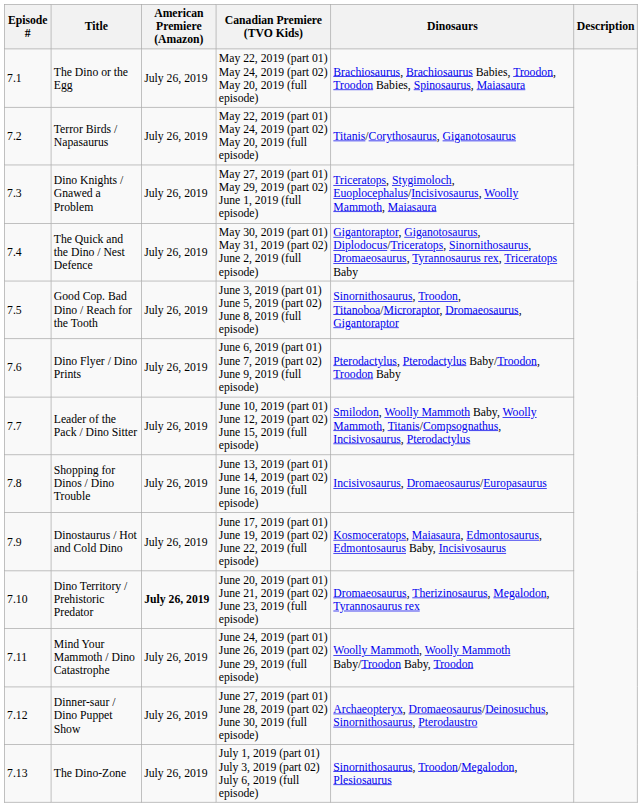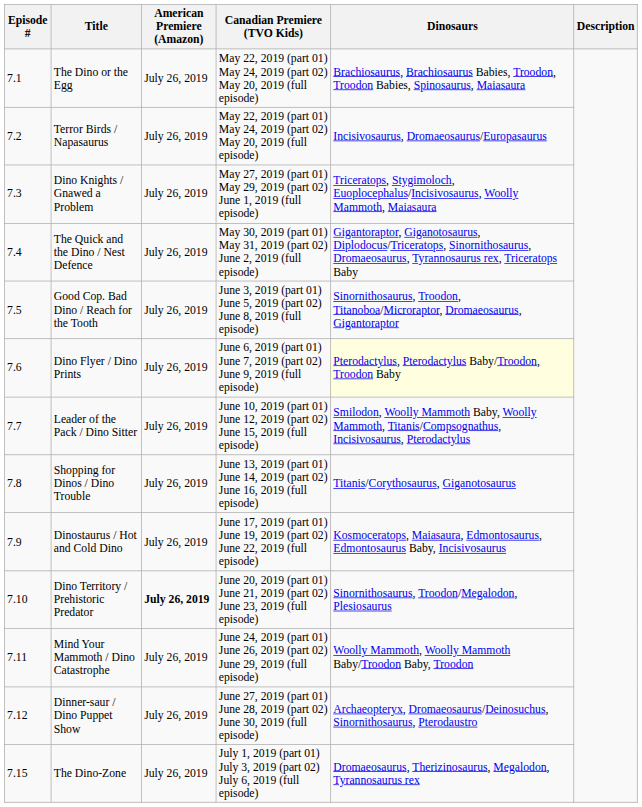(425, 136) Titanis/Corythosaurus, Giganotosaurus -> (440, 136) Incisivosaurus, Dromaeosaurus/Europasaurus
(437, 367) no background -> (437, 367) lightyellow background
(440, 483) Incisivosaurus, Dromaeosaurus/Europasaurus -> (425, 483) Titanis/Corythosaurus, Giganotosaurus
(441, 599) Dromaeosaurus, Therizinosaurus, Megalodon, Tyrannosaurus rex -> (425, 599) Sinornithosaurus, Troodon/Megalodon, Plesiosaurus
(17, 773) 7.13 -> (17, 773) 7.15
(425, 773) Sinornithosaurus, Troodon/Megalodon, Plesiosaurus -> (441, 773) Dromaeosaurus, Therizinosaurus, Megalodon, Tyrannosaurus rex
